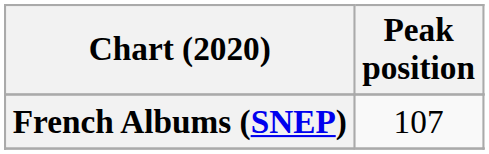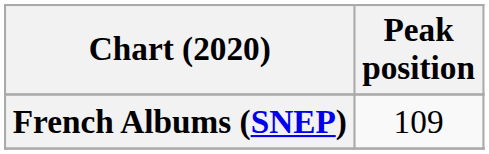(419, 121) 107 -> (419, 121) 109
